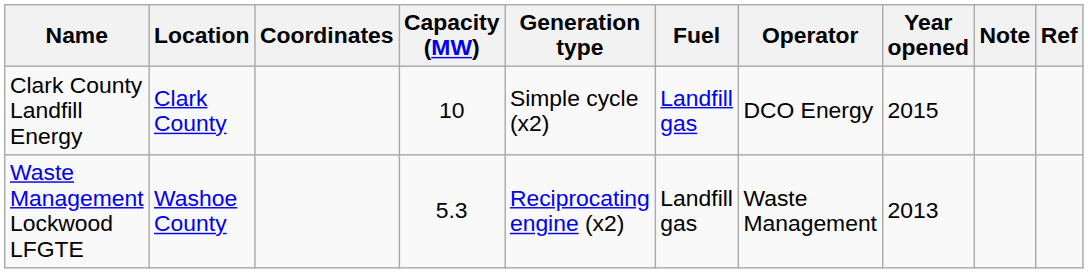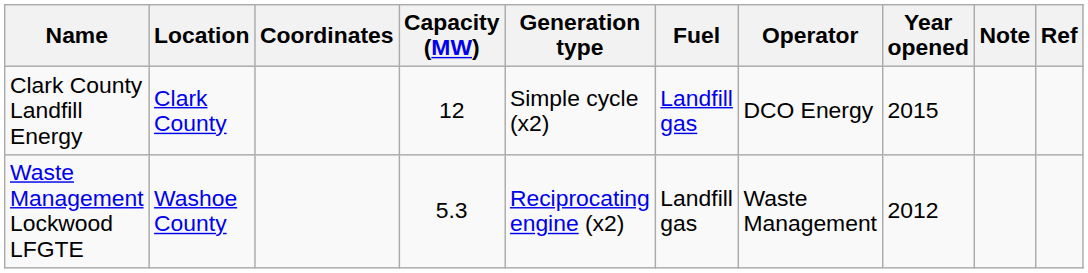(452, 110) 10 -> (452, 110) 12
(913, 211) 2013 -> (913, 211) 2012
